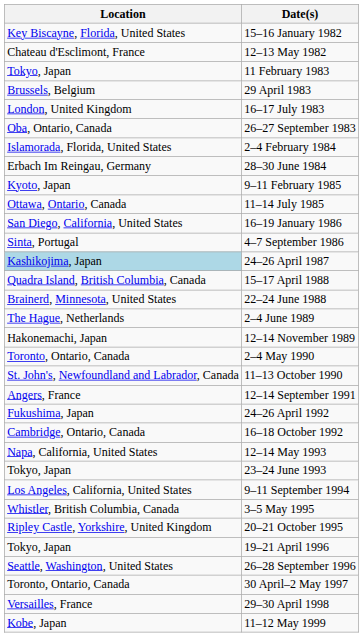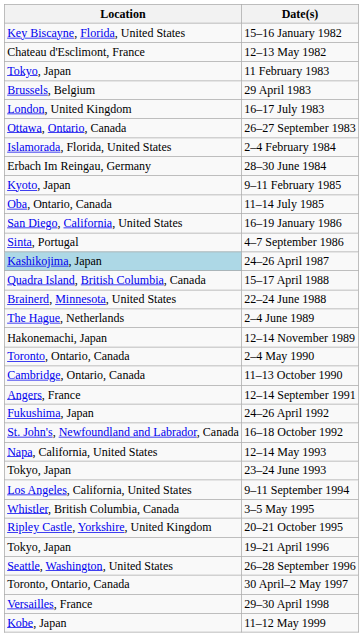(59, 128) Oba, Ontario, Canada -> (67, 128) Ottawa, Ontario, Canada
(67, 204) Ottawa, Ontario, Canada -> (59, 204) Oba, Ontario, Canada
(123, 375) St. John's, Newfoundland and Labrador, Canada -> (76, 375) Cambridge, Ontario, Canada
(76, 432) Cambridge, Ontario, Canada -> (123, 432) St. John's, Newfoundland and Labrador, Canada
